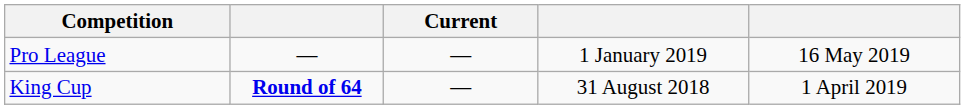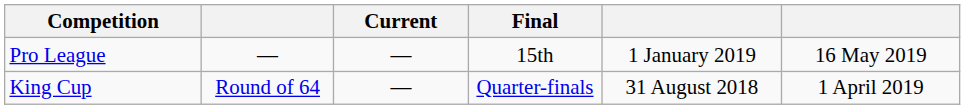+ column: (535, 21)
(307, 87) bold -> (268, 87) normal
